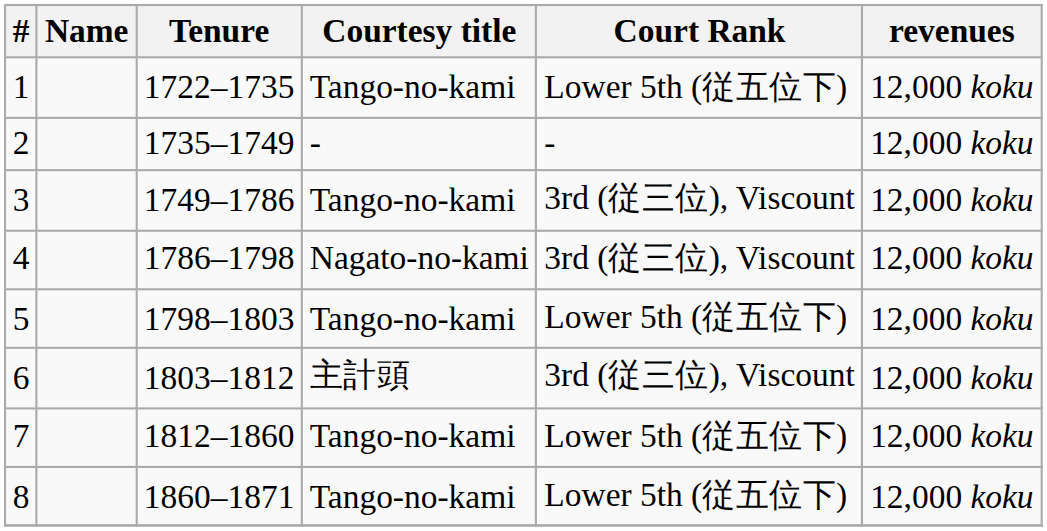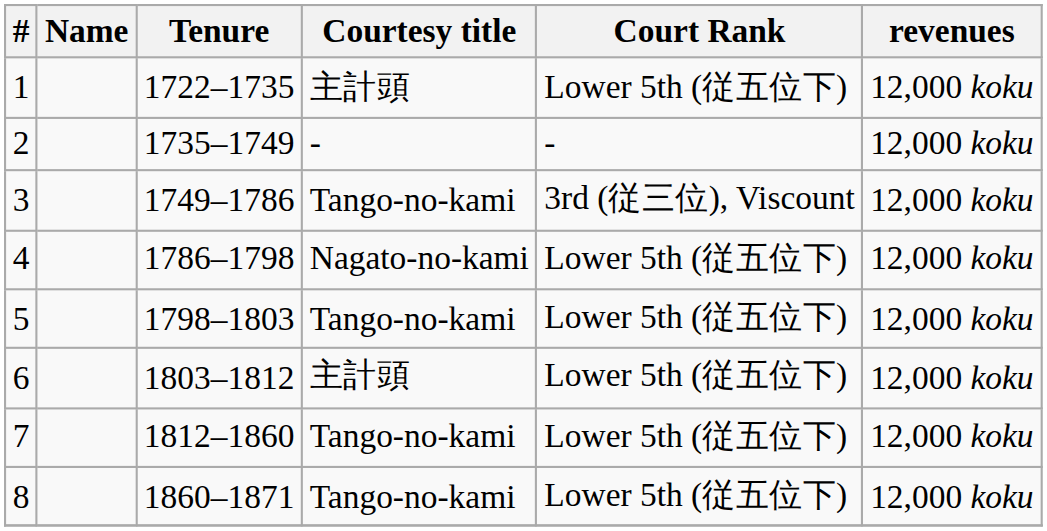(413, 87) Tango-no-kami -> (360, 86) 主計頭
(700, 257) 3rd (従三位), Viscount -> (696, 257) Lower 5th (従五位下)
(700, 376) 3rd (従三位), Viscount -> (696, 376) Lower 5th (従五位下)
